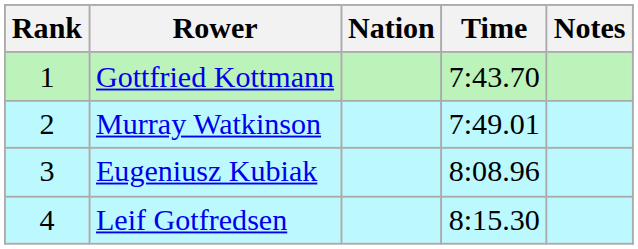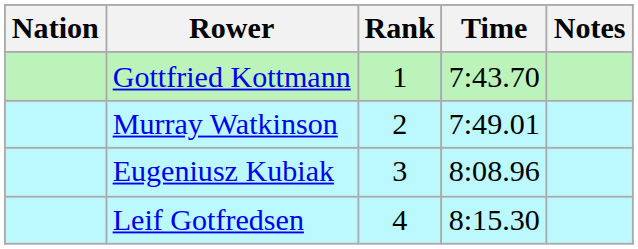columns swapped: (47, 28) <-> (391, 28)
